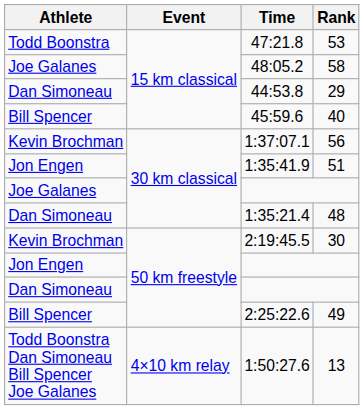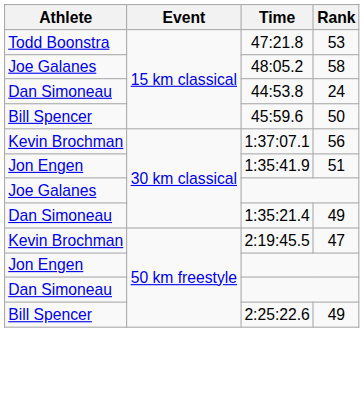(336, 92) 29 -> (336, 92) 24
(336, 117) 40 -> (336, 117) 50
(336, 216) 48 -> (336, 216) 49
(336, 241) 30 -> (336, 241) 47
- row: (60, 366)
